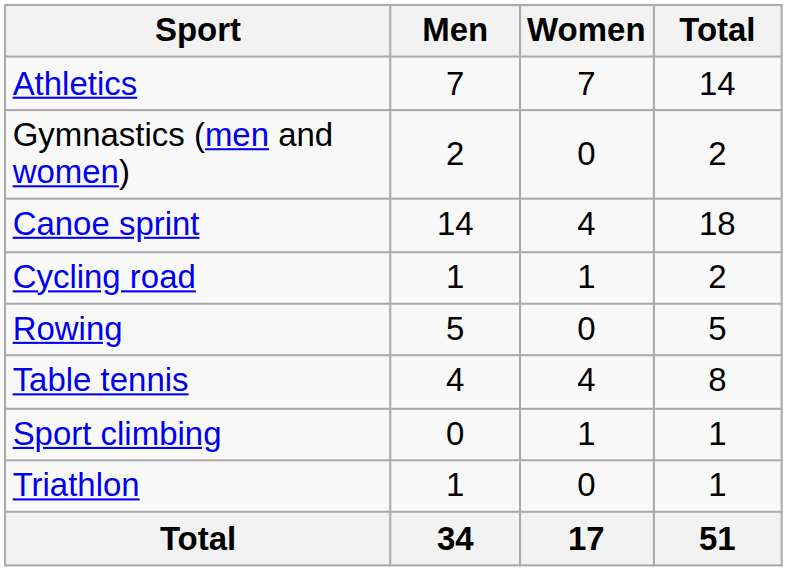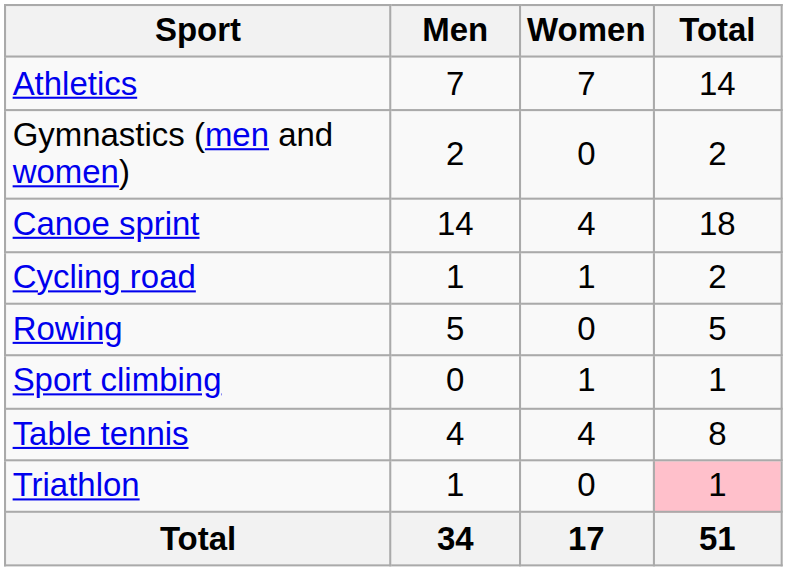rows swapped: (117, 433) <-> (101, 381)
(717, 485) no background -> (717, 485) pink background
